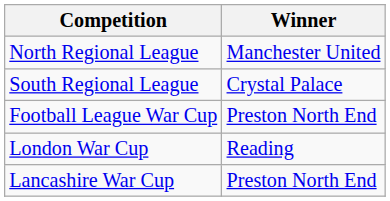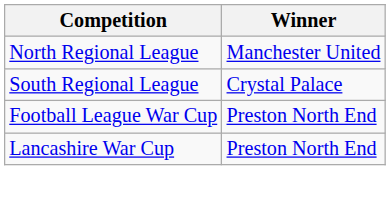- row: (79, 148)
